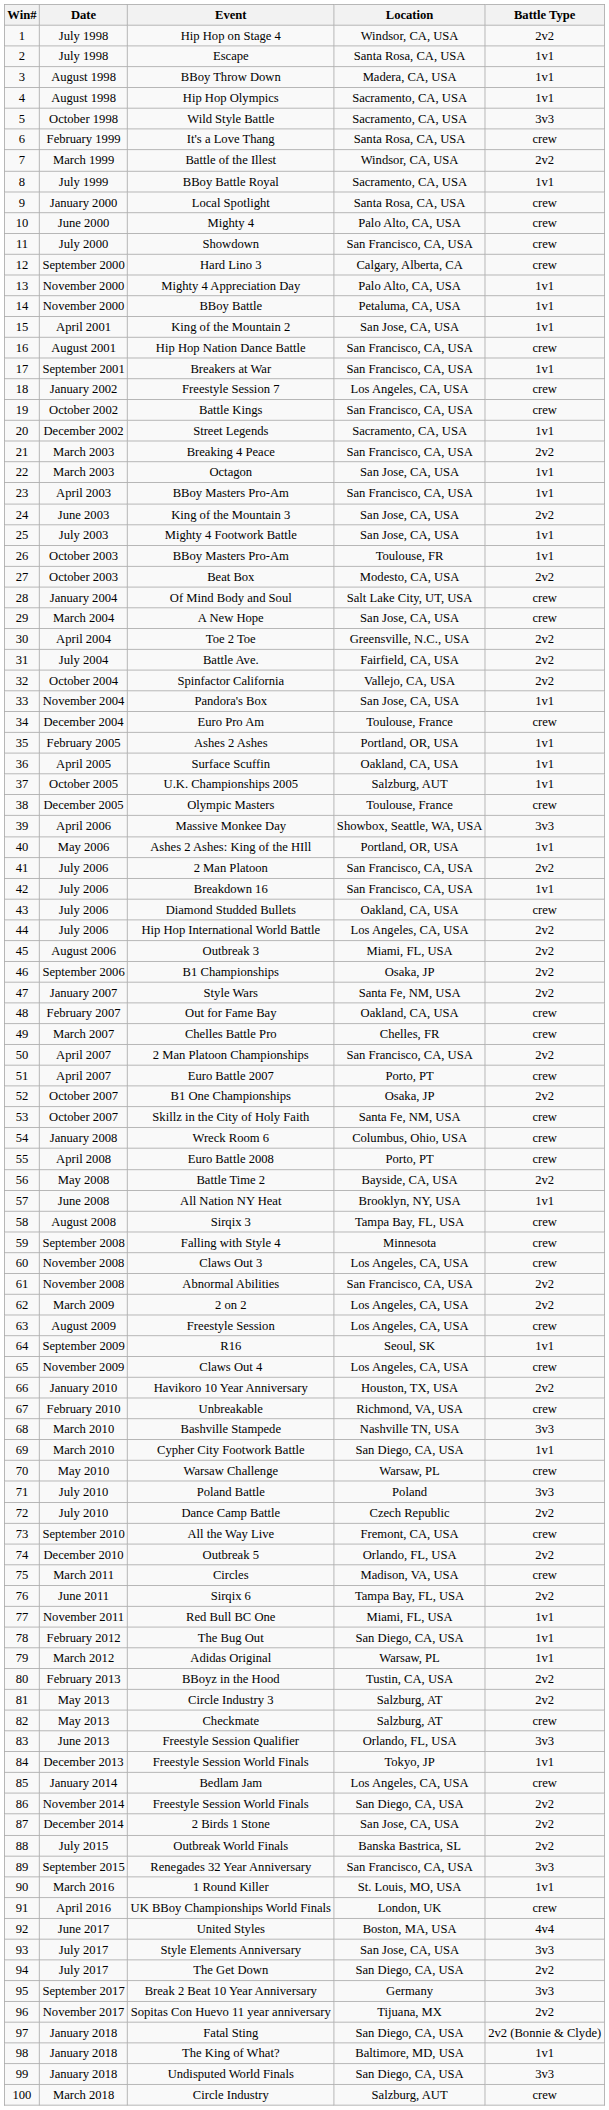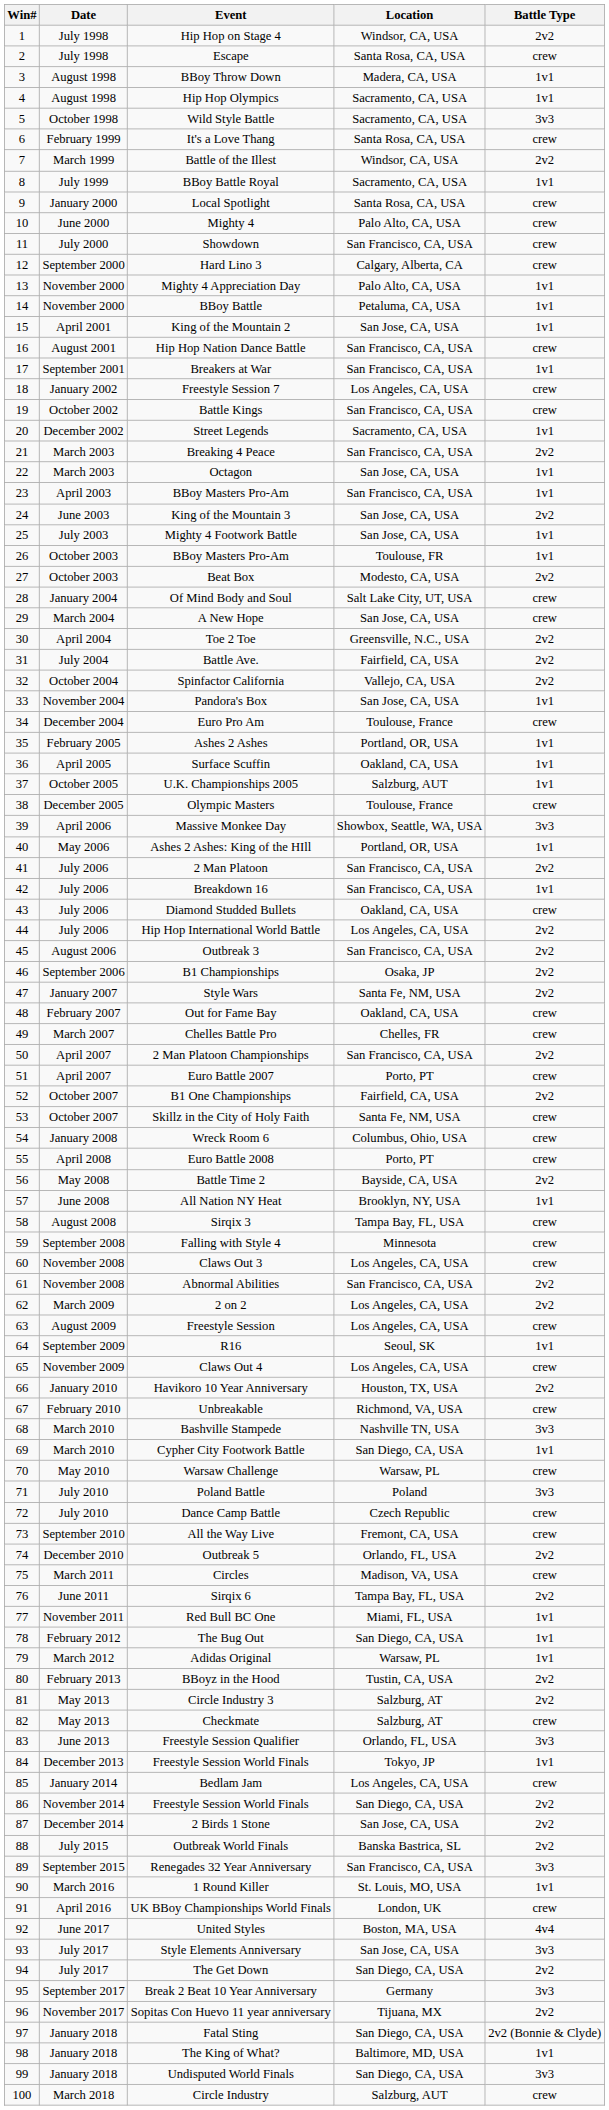(545, 56) 1v1 -> (545, 56) crew
(410, 951) Miami, FL, USA -> (410, 951) San Francisco, CA, USA
(410, 1096) Osaka, JP -> (410, 1096) Fairfield, CA, USA
(545, 1512) 2v2 -> (545, 1512) crew
